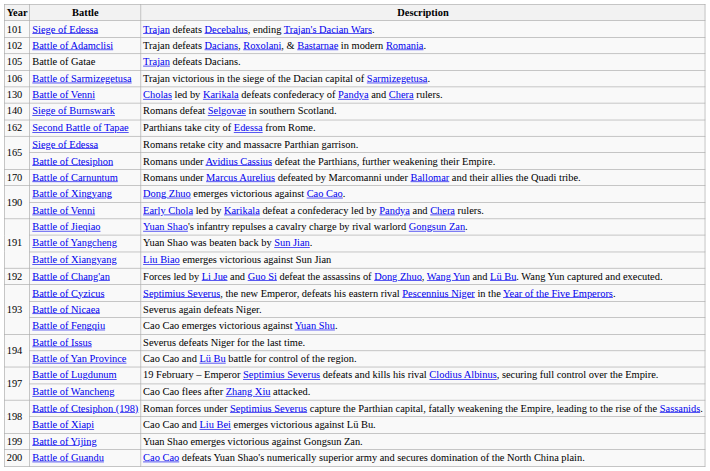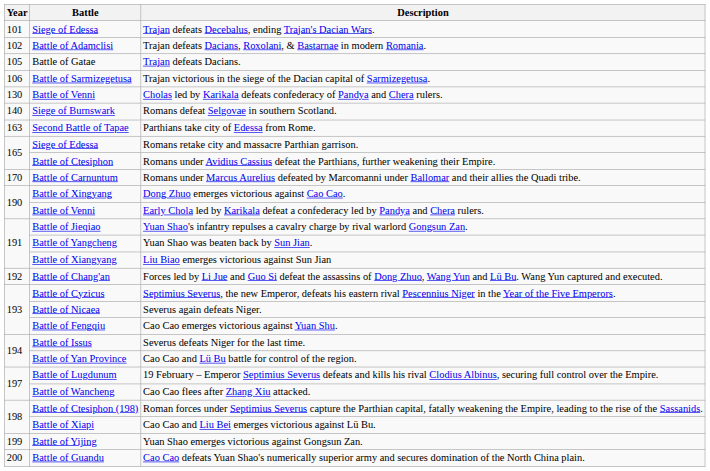(15, 128) 162 -> (15, 128) 163
